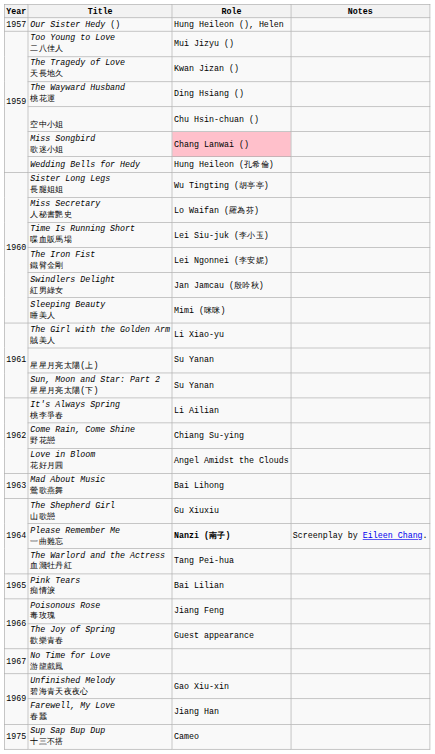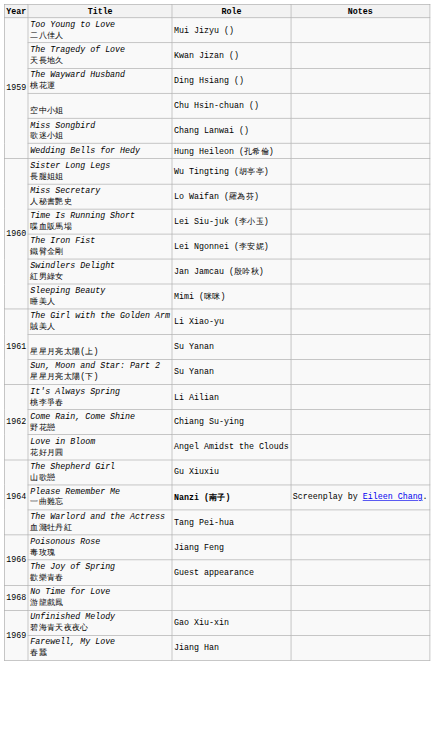- row: (75, 25)
(211, 144) pink background -> (211, 131) no background
- row: (68, 485)
- row: (55, 586)
(16, 661) 1967 -> (16, 598) 1968
- row: (68, 736)
